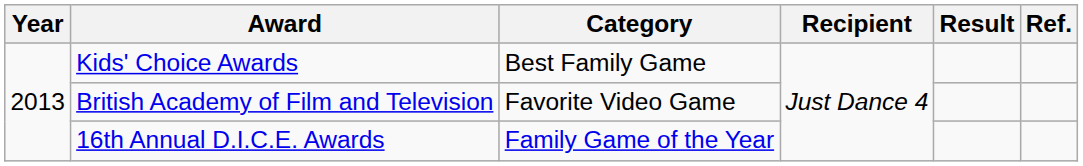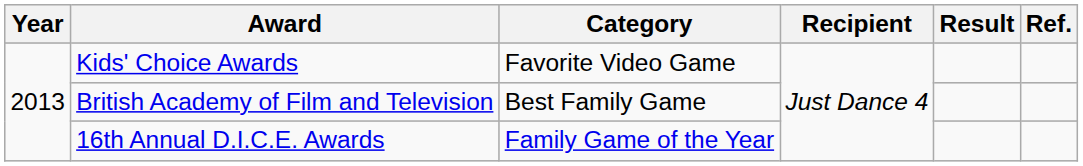(605, 62) Best Family Game -> (620, 62) Favorite Video Game
(620, 101) Favorite Video Game -> (605, 101) Best Family Game
